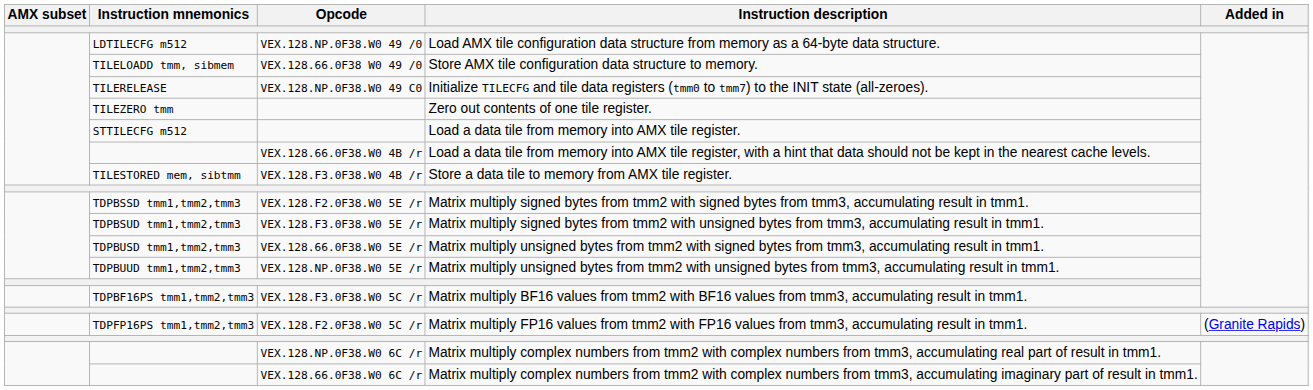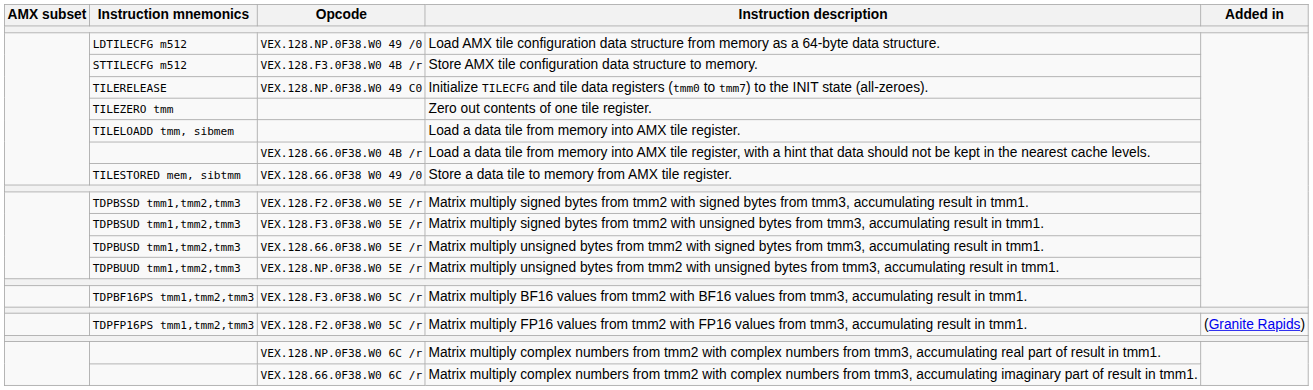(163, 66) TILELOADD tmm, sibmem -> (140, 66) STTILECFG m512
(341, 66) VEX.128.66.0F38 W0 49 /0 -> (341, 66) VEX.128.F3.0F38.W0 4B /r
(140, 131) STTILECFG m512 -> (163, 131) TILELOADD tmm, sibmem
(341, 175) VEX.128.F3.0F38.W0 4B /r -> (341, 175) VEX.128.66.0F38 W0 49 /0
